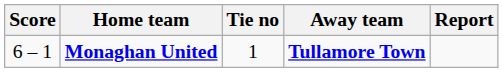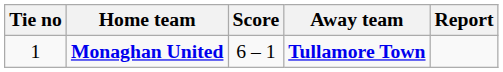columns swapped: (253, 20) <-> (32, 20)
